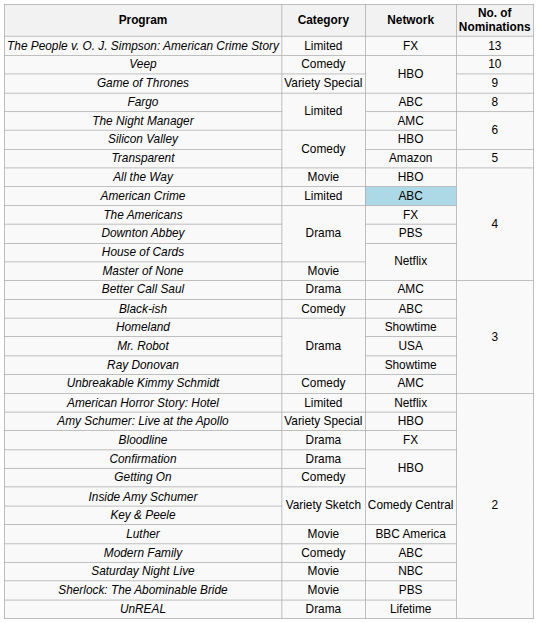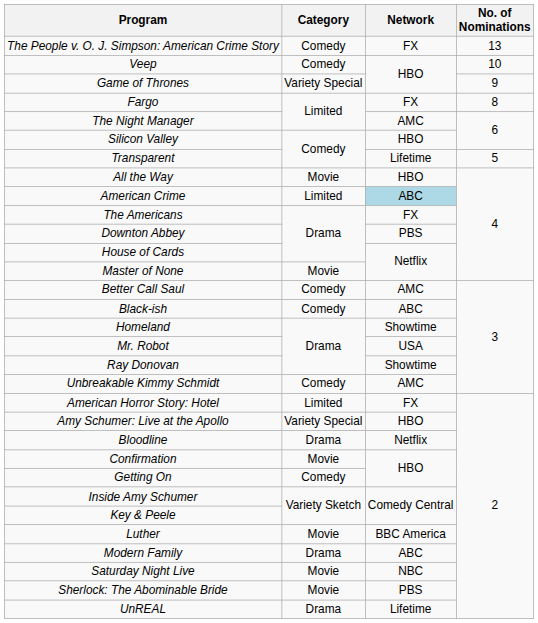(323, 45) Limited -> (323, 45) Comedy
(411, 102) ABC -> (411, 102) FX
(411, 158) Amazon -> (411, 158) Lifetime
(323, 290) Drama -> (323, 290) Comedy
(411, 402) Netflix -> (411, 402) FX
(411, 440) FX -> (411, 440) Netflix
(323, 459) Drama -> (323, 459) Movie
(323, 552) Comedy -> (323, 552) Drama
